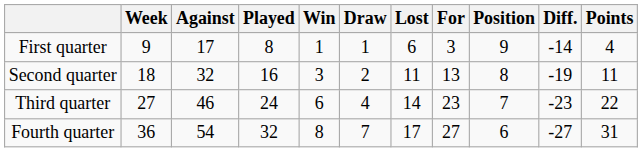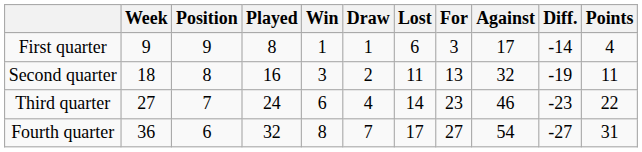columns swapped: (504, 18) <-> (205, 18)
